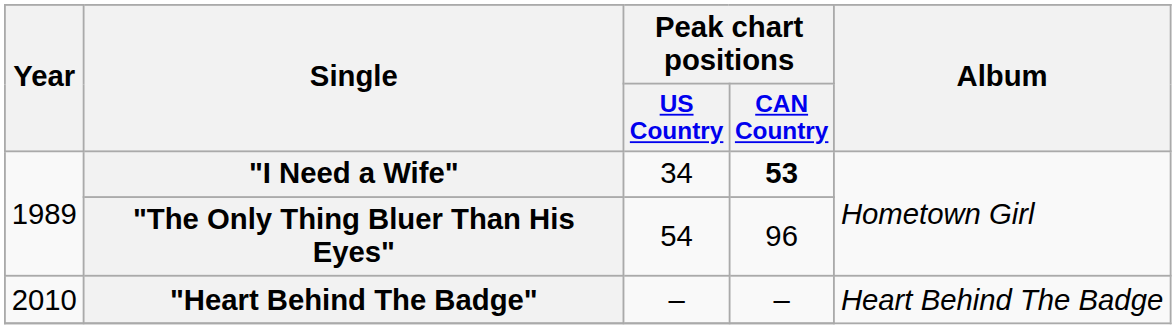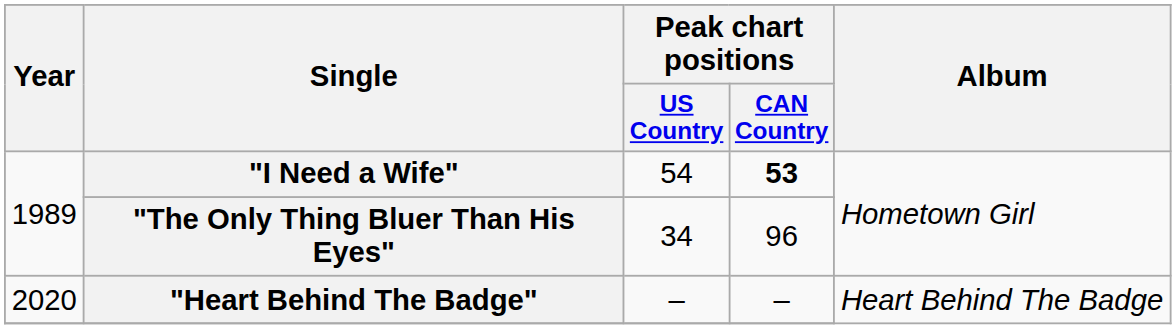(677, 173) 34 -> (677, 173) 54
(677, 236) 54 -> (677, 236) 34
(44, 299) 2010 -> (44, 299) 2020
